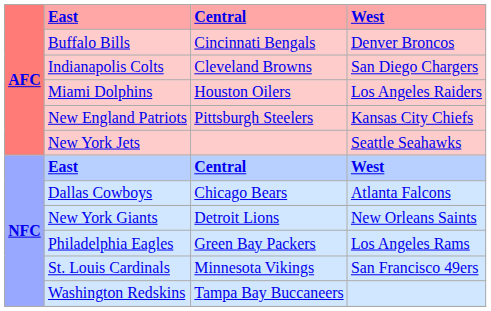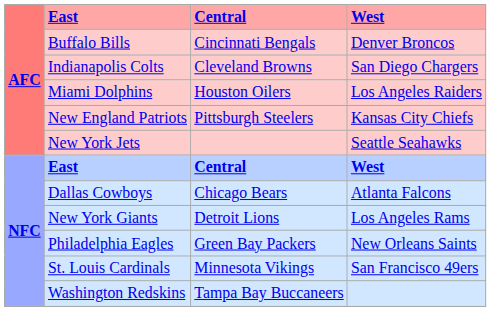(414, 218) New Orleans Saints -> (410, 218) Los Angeles Rams
(410, 243) Los Angeles Rams -> (414, 243) New Orleans Saints
